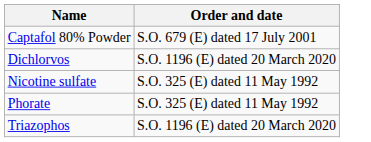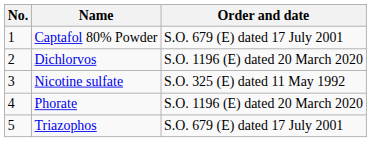+ column: (18, 15)
(228, 103) S.O. 325 (E) dated 11 May 1992 -> (263, 103) S.O. 1196 (E) dated 20 March 2020
(236, 125) S.O. 1196 (E) dated 20 March 2020 -> (254, 125) S.O. 679 (E) dated 17 July 2001
